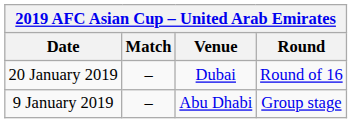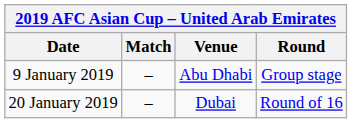rows swapped: (63, 103) <-> (63, 74)
